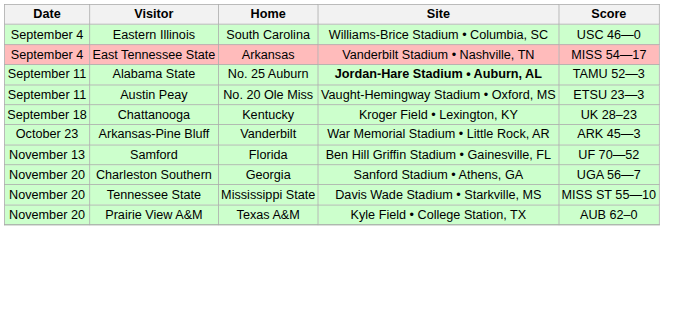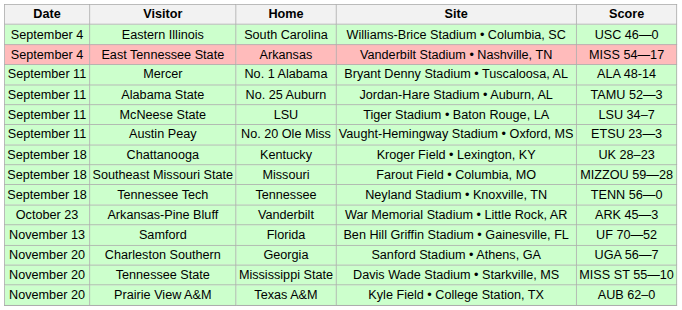+ row: (163, 74)
(438, 74) bold -> (456, 94) normal
+ row: (163, 114)
+ row: (163, 174)
+ row: (163, 194)
